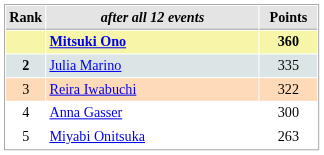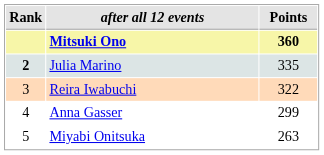(288, 113) 300 -> (288, 113) 299
